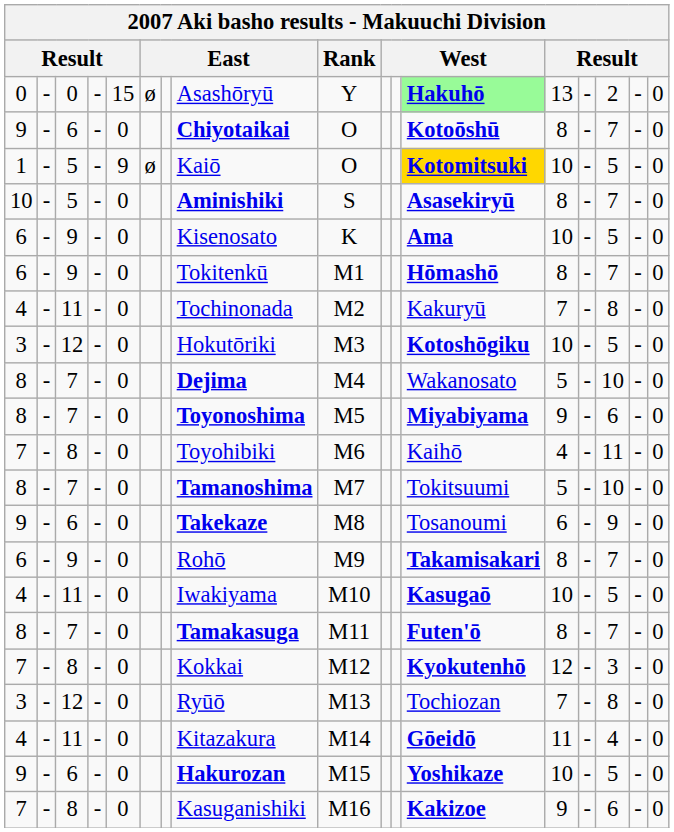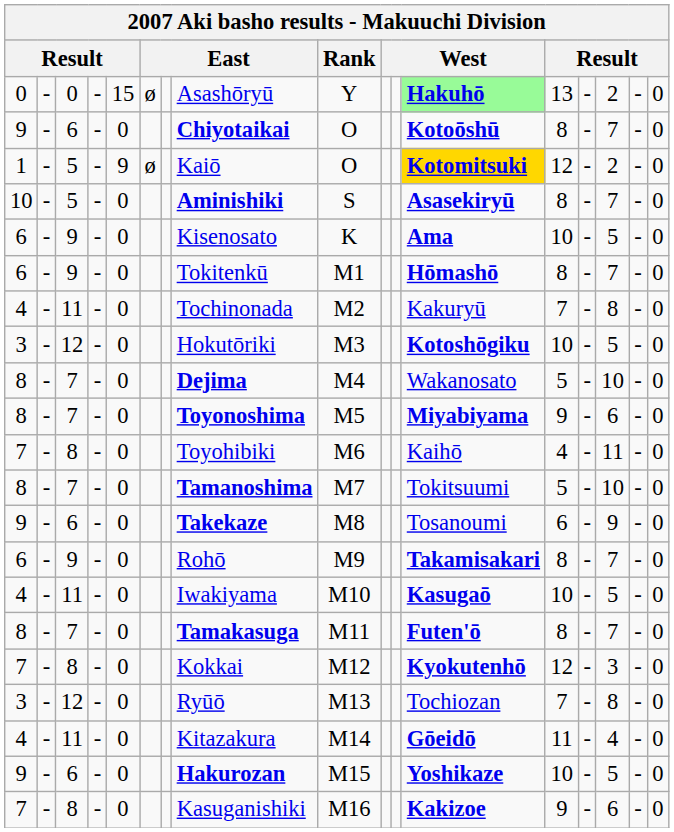(562, 165) 10 -> (562, 165) 12
(613, 165) 5 -> (613, 165) 2
